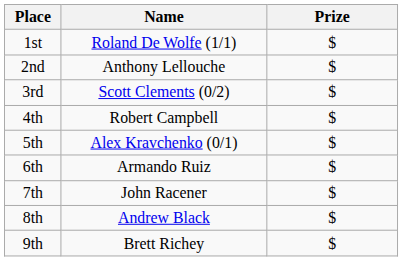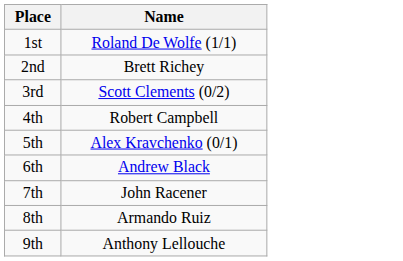- column: (332, 17)
(164, 67) Anthony Lellouche -> (164, 67) Brett Richey
(164, 167) Armando Ruiz -> (164, 167) Andrew Black
(164, 218) Andrew Black -> (164, 218) Armando Ruiz
(164, 243) Brett Richey -> (164, 243) Anthony Lellouche
